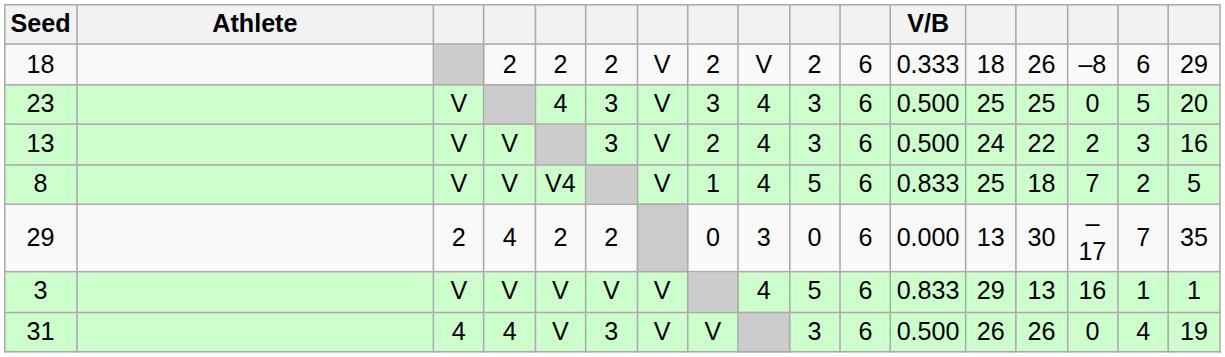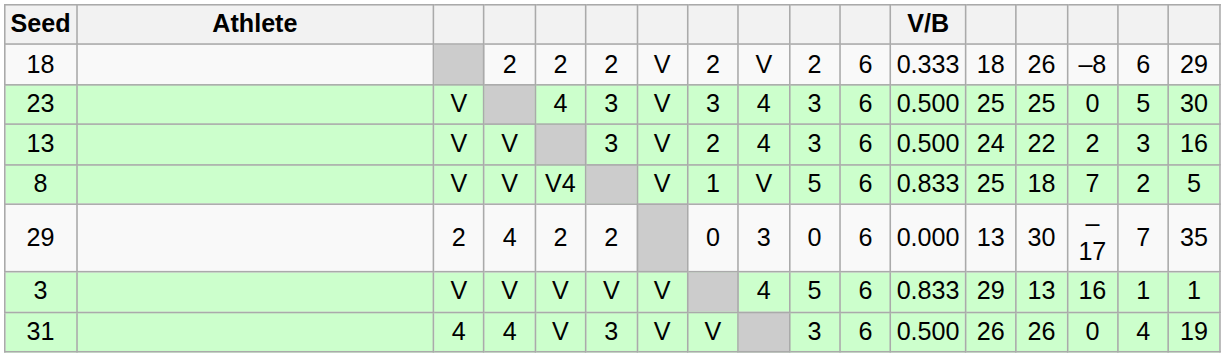(1194, 104) 20 -> (1194, 104) 30
(764, 183) 4 -> (764, 183) V
